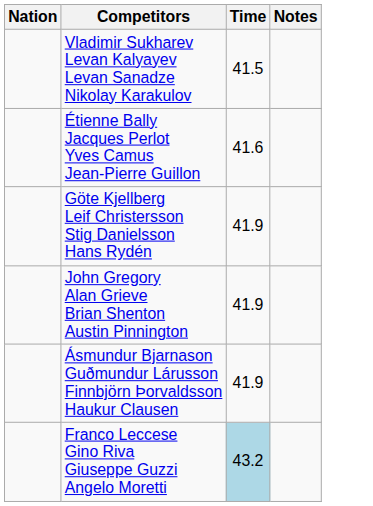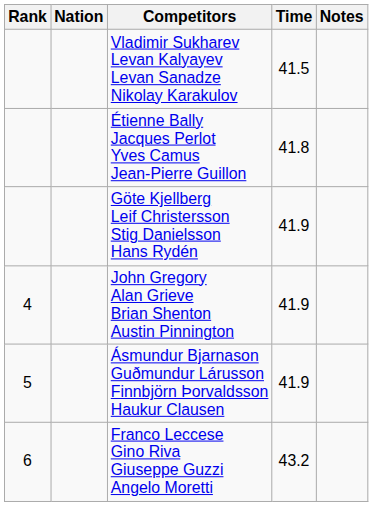+ column: (28, 17)
(248, 147) 41.6 -> (294, 147) 41.8
(248, 461) lightblue background -> (294, 461) no background
